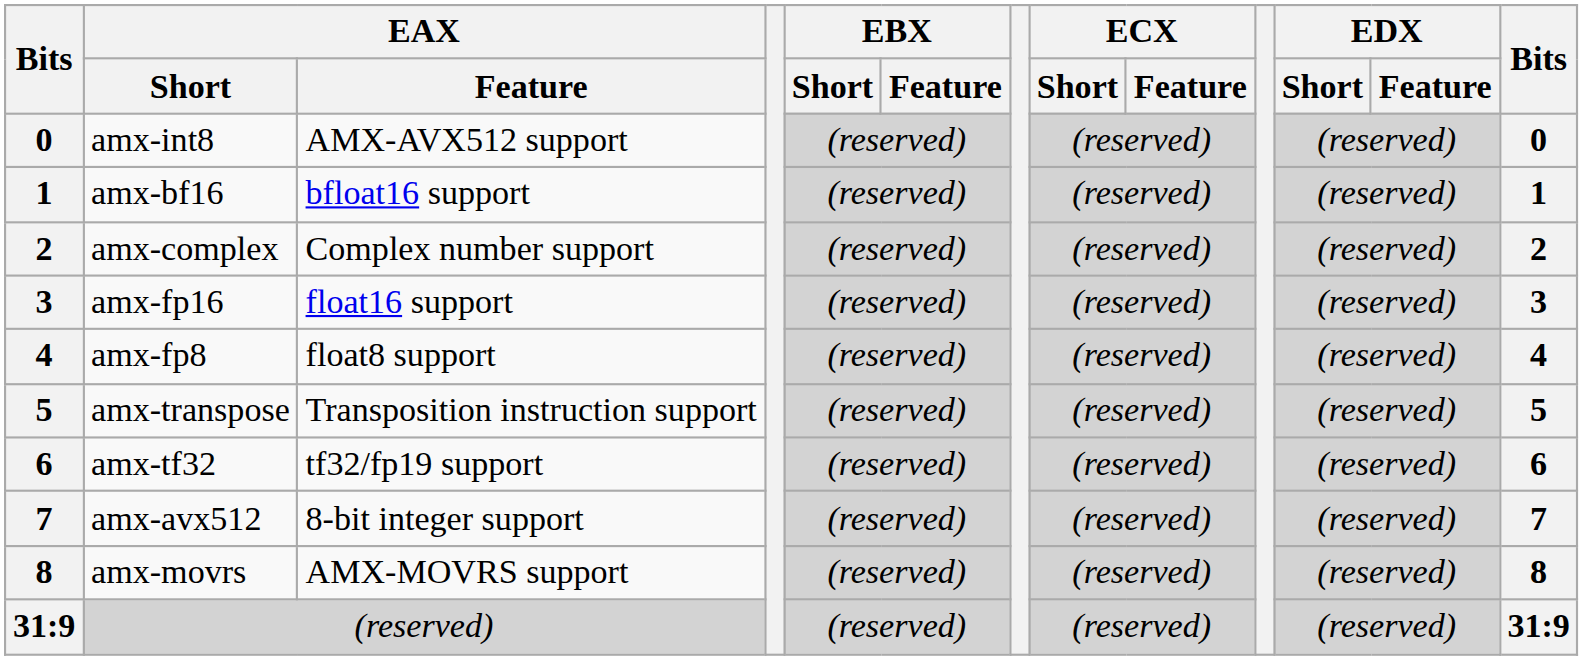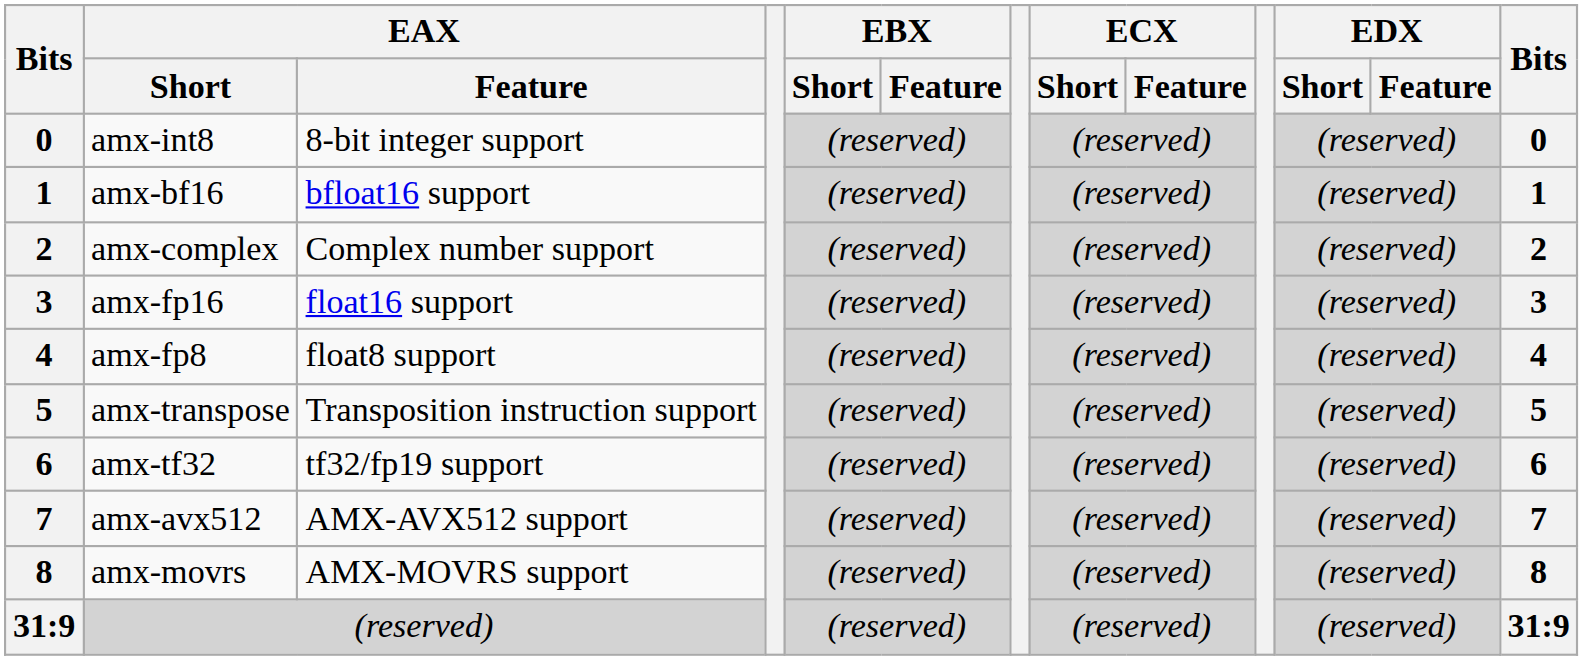(467, 139) AMX-AVX512 support -> (445, 139) 8-bit integer support
(445, 517) 8-bit integer support -> (467, 517) AMX-AVX512 support
